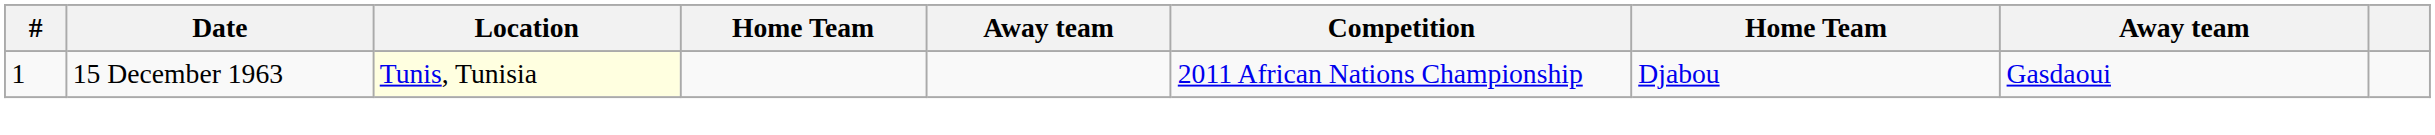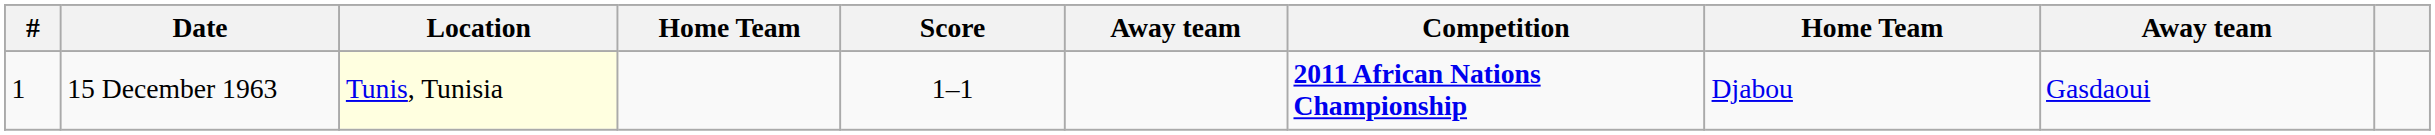+ column: (953, 27)
(1380, 73) normal -> (1417, 89) bold
